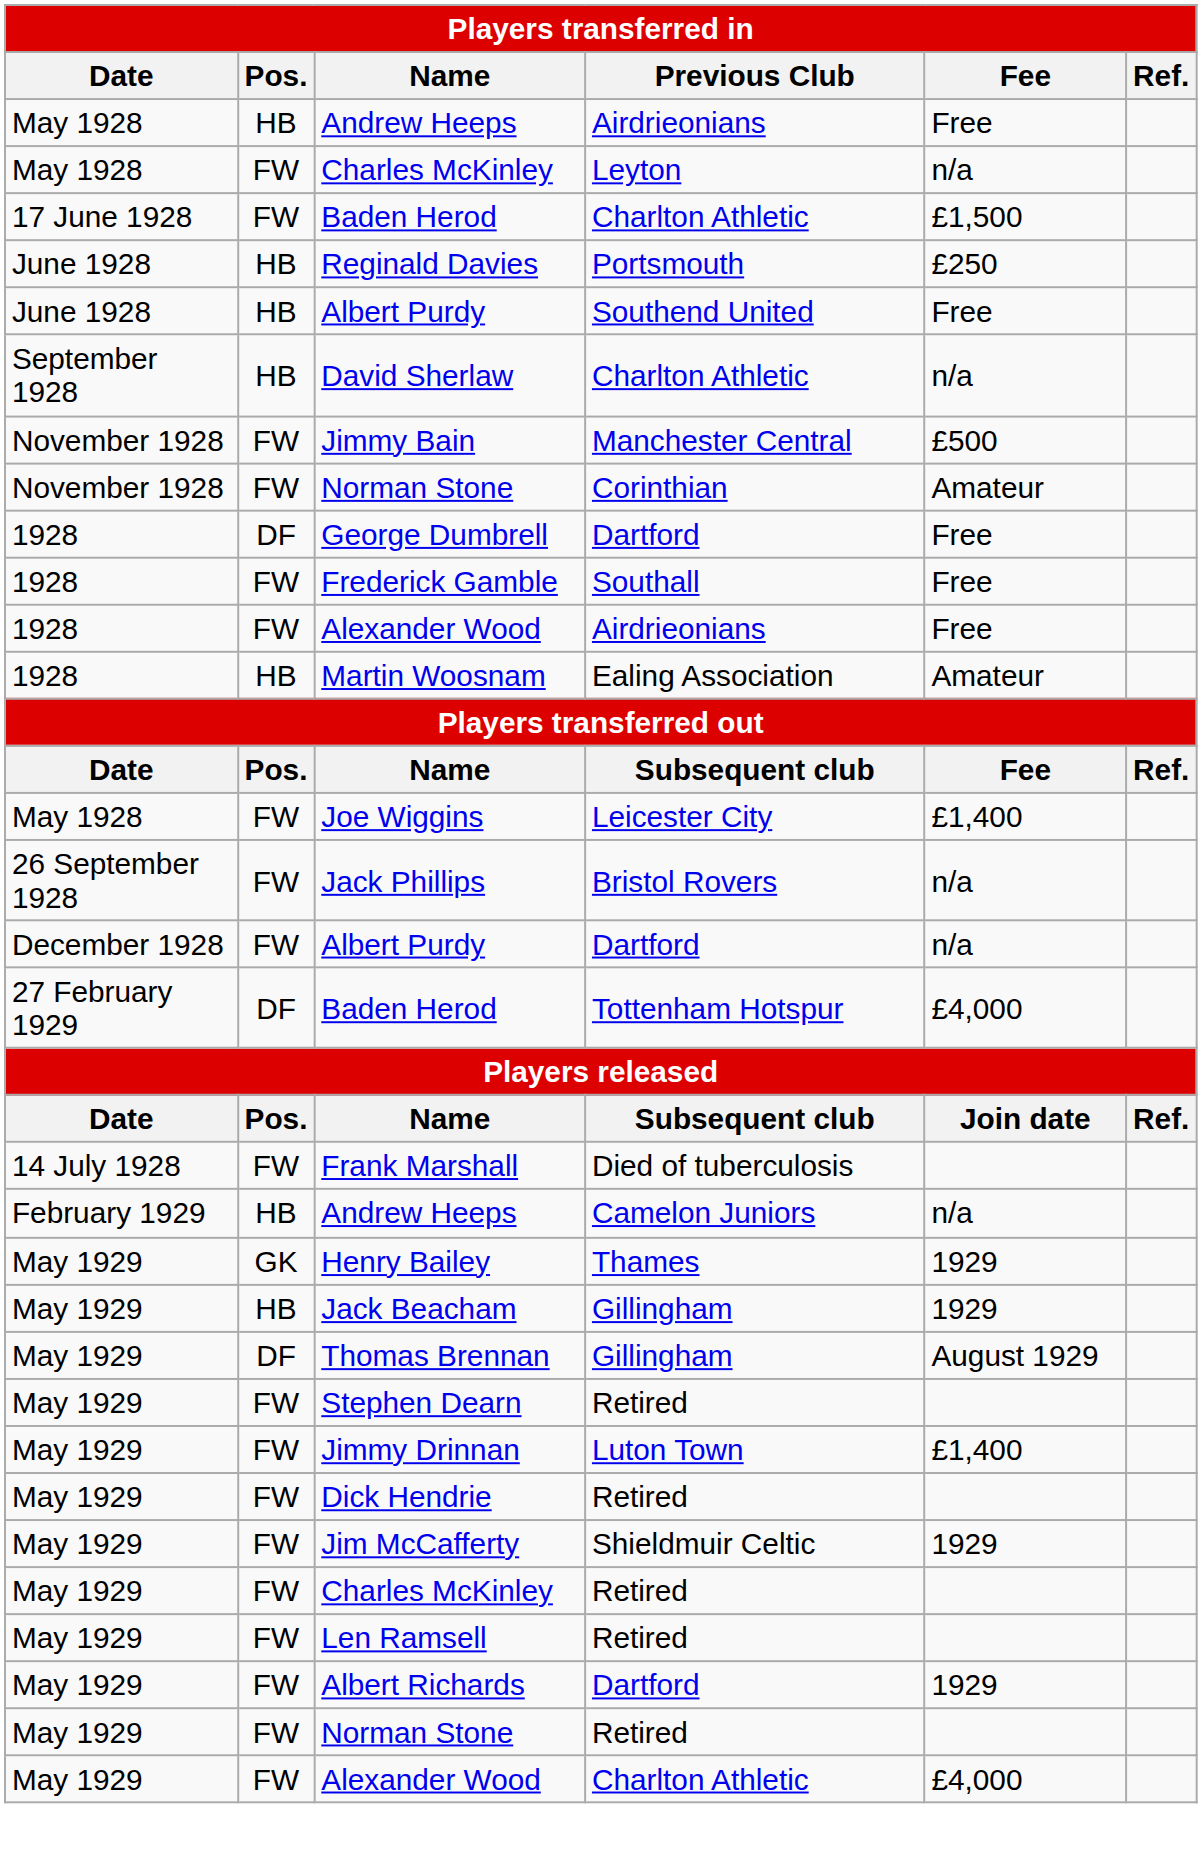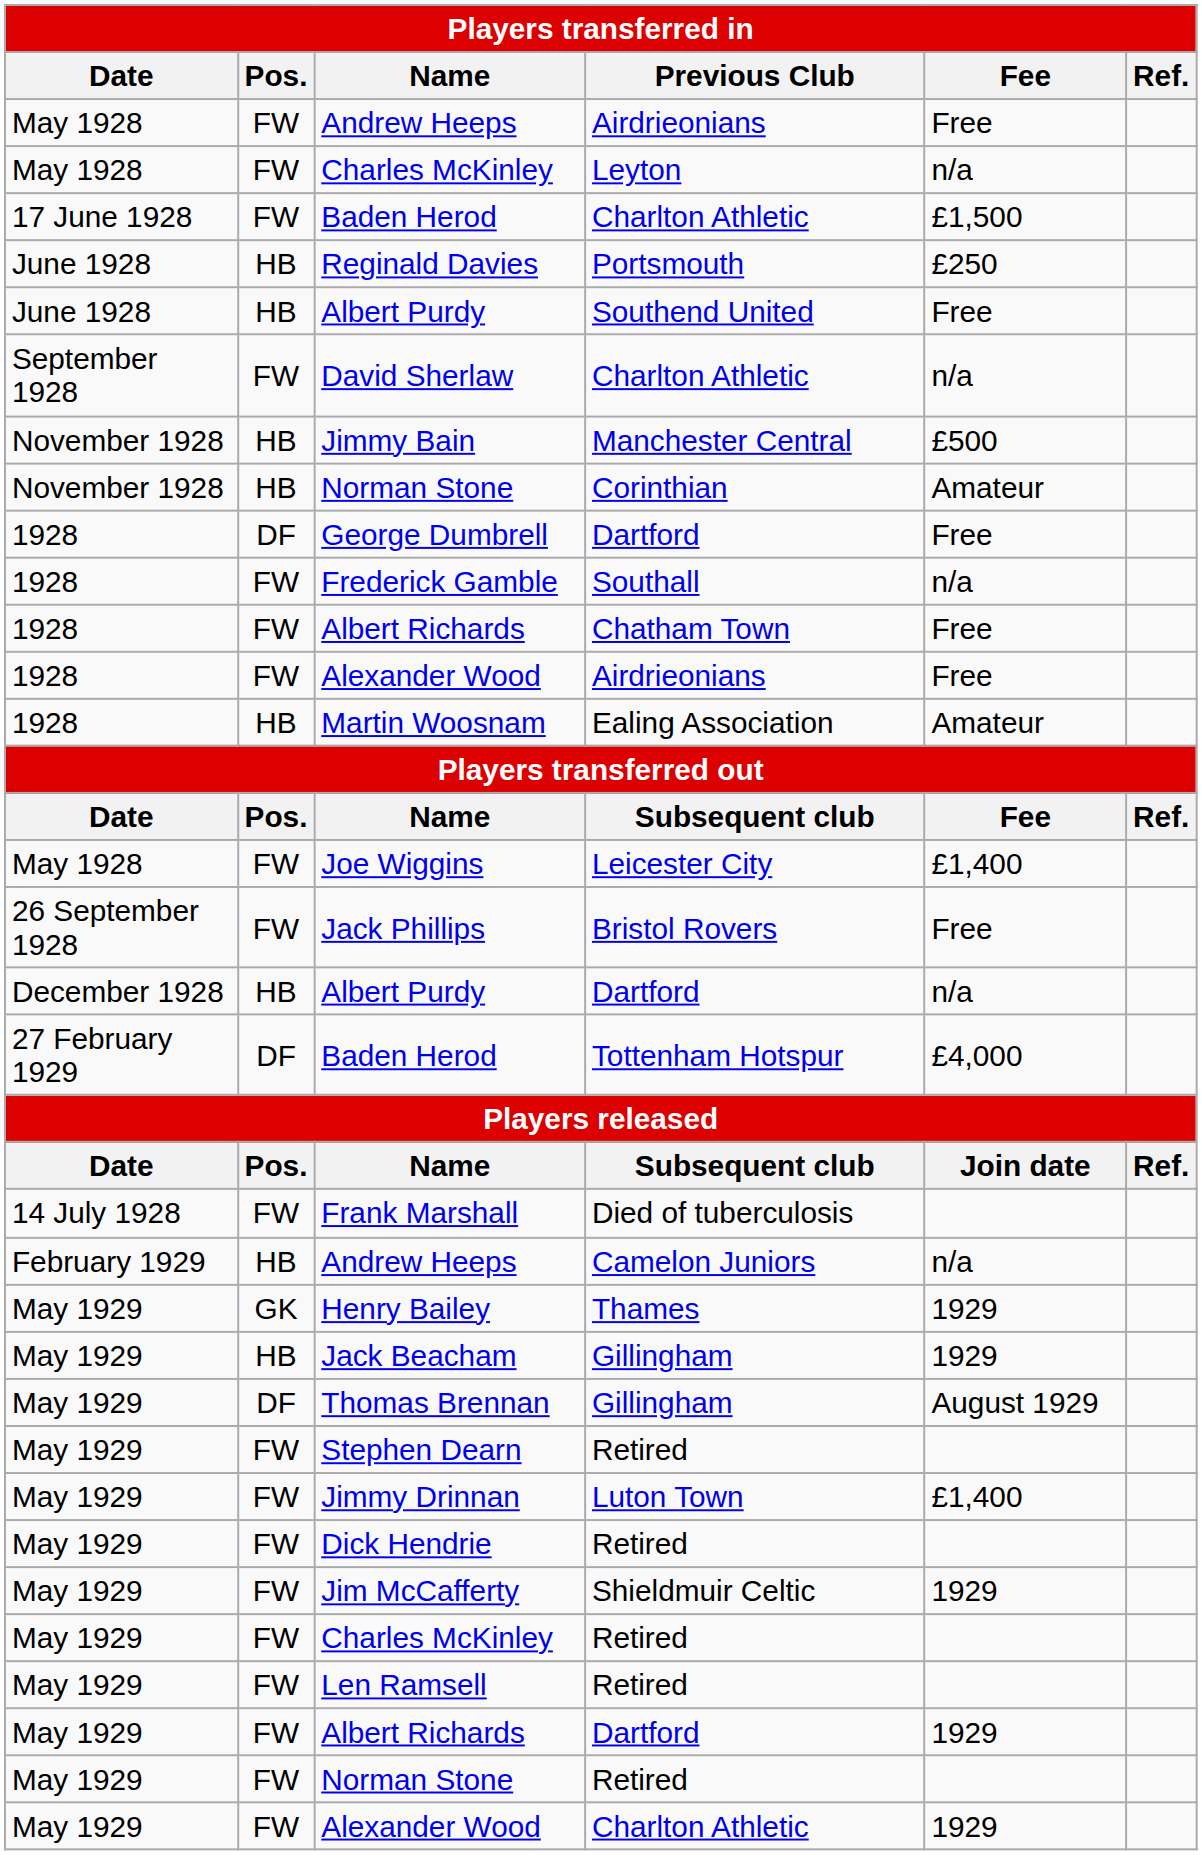(276, 123) HB -> (276, 123) FW
(276, 376) HB -> (276, 376) FW
(276, 439) FW -> (276, 439) HB
(276, 487) FW -> (276, 487) HB
(962, 581) Free -> (952, 581) n/a
+ row: (423, 628)
(952, 880) n/a -> (962, 928) Free
(276, 944) FW -> (276, 991) HB
(977, 1779) £4,000 -> (965, 1827) 1929
